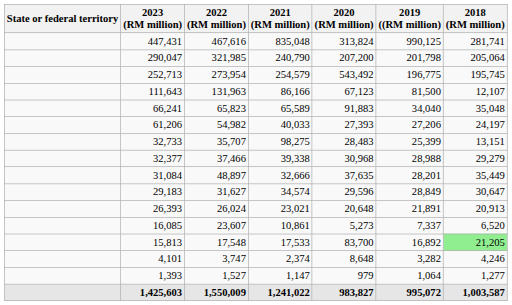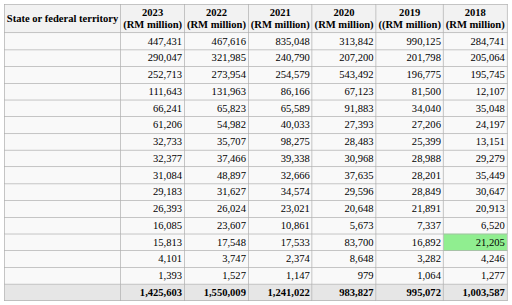(356, 41) 313,824 -> (356, 41) 313,842
(488, 41) 281,741 -> (488, 41) 284,741
(362, 225) 5,273 -> (362, 225) 5,673
